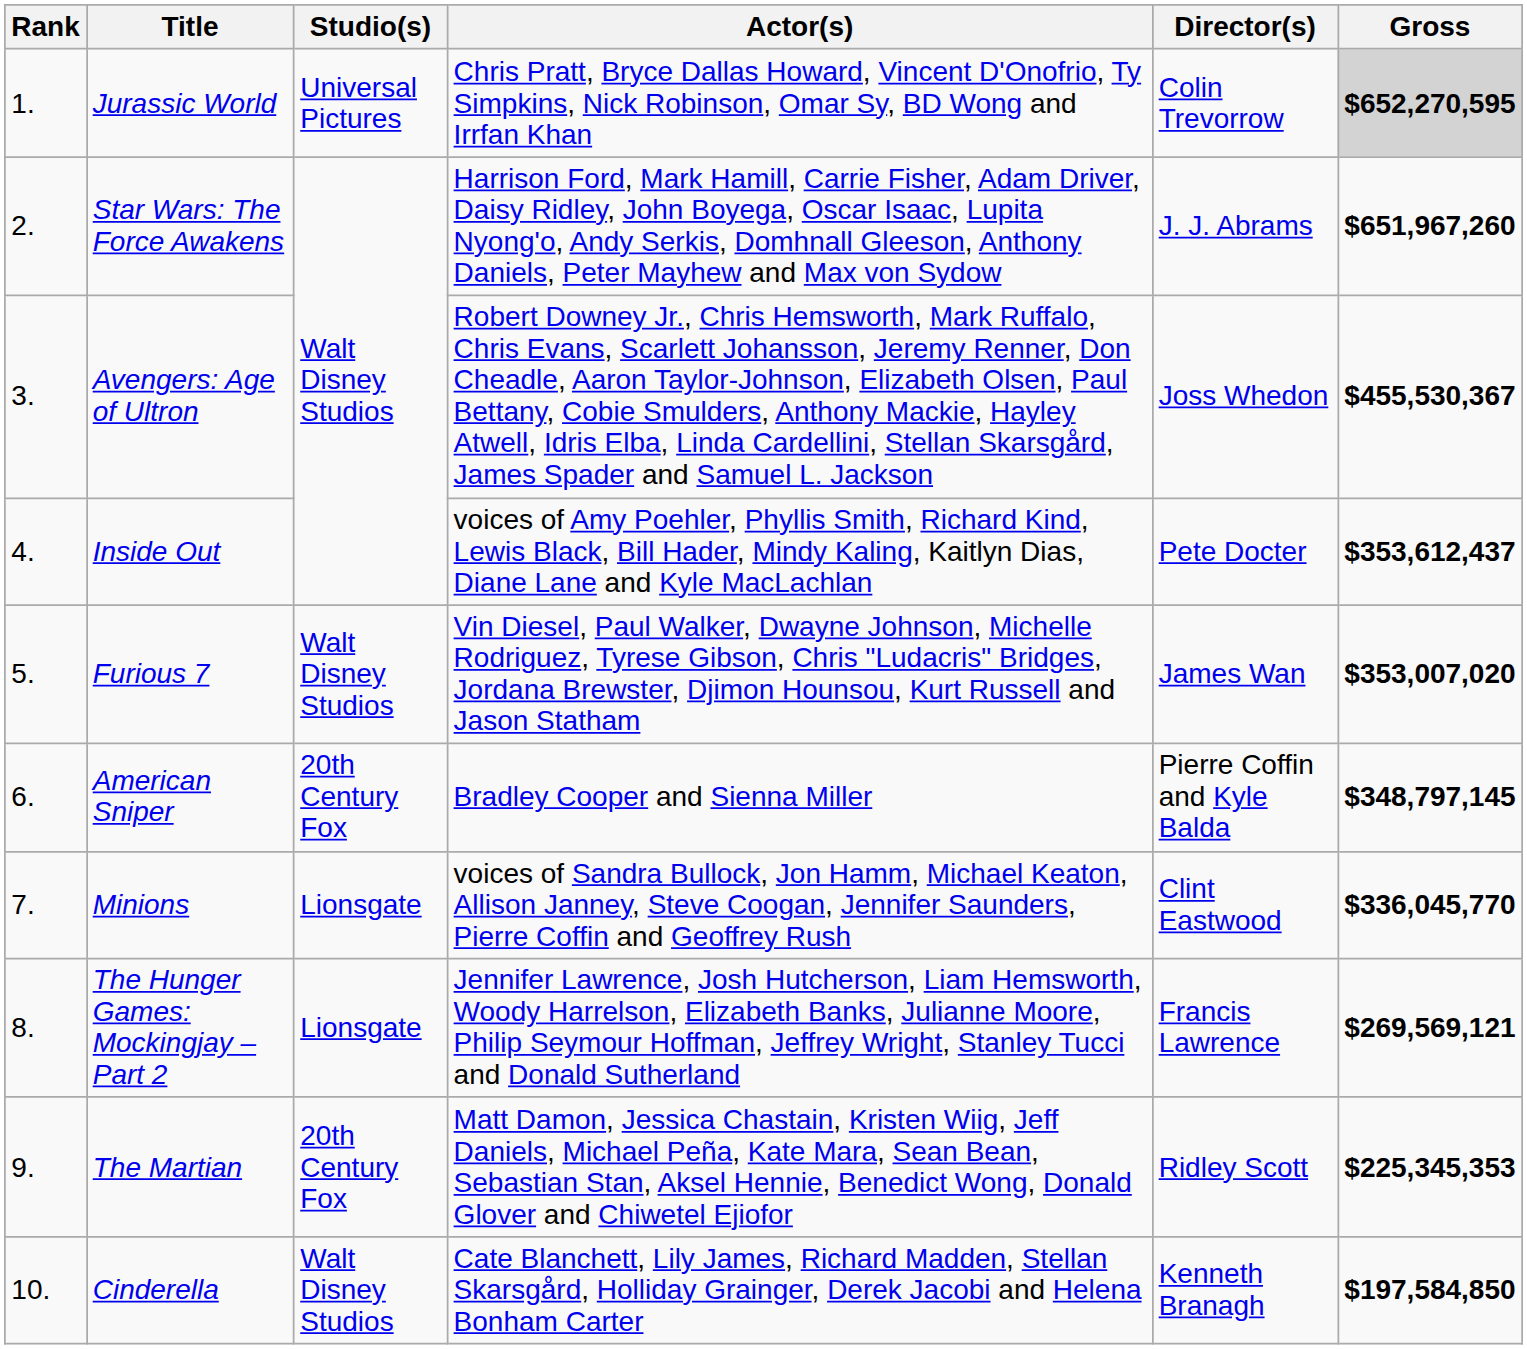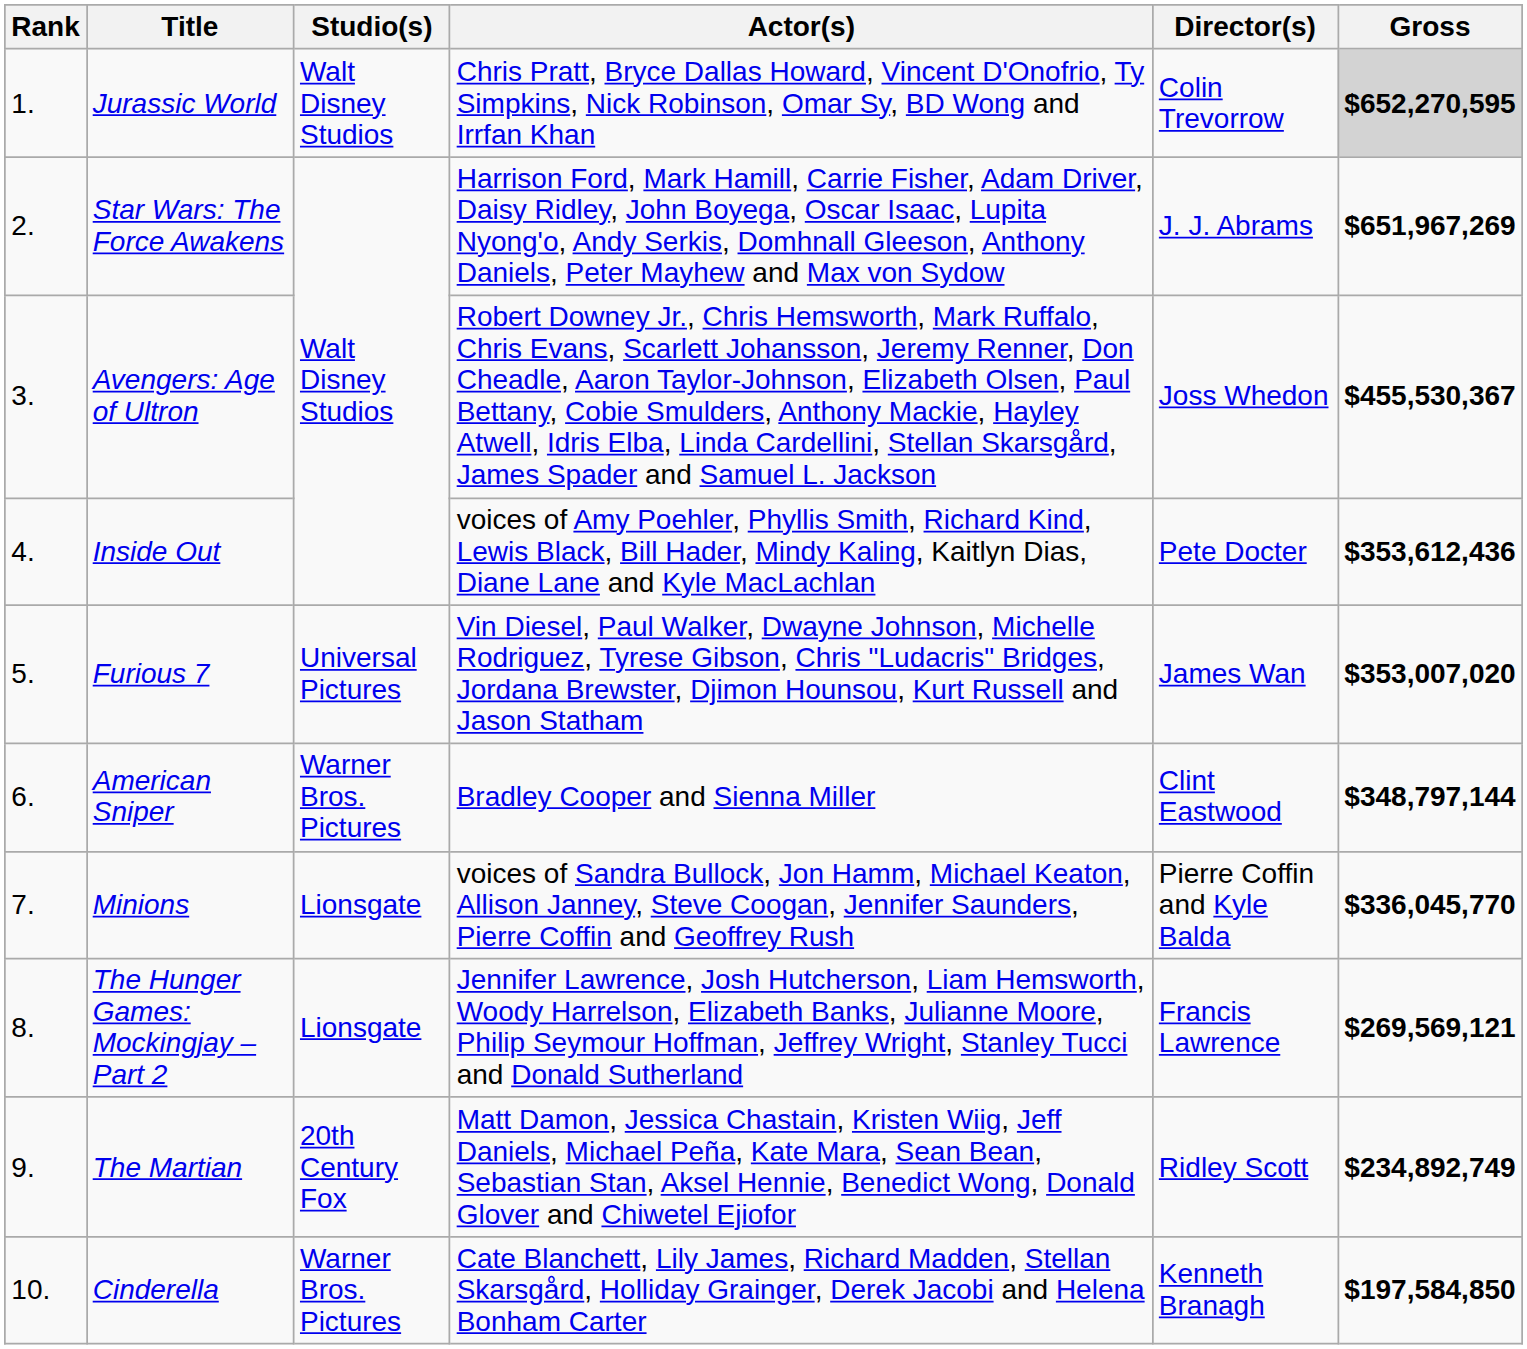(359, 102) Universal Pictures -> (347, 102) Walt Disney Studios
(1430, 225) $651,967,260 -> (1430, 225) $651,967,269
(1430, 550) $353,612,437 -> (1430, 550) $353,612,436
(347, 673) Walt Disney Studios -> (358, 673) Universal Pictures
(349, 797) 20th Century Fox -> (351, 797) Warner Bros. Pictures
(1236, 797) Pierre Coffin and Kyle Balda -> (1220, 797) Clint Eastwood
(1430, 797) $348,797,145 -> (1430, 797) $348,797,144
(1220, 904) Clint Eastwood -> (1236, 904) Pierre Coffin and Kyle Balda
(1430, 1166) $225,345,353 -> (1430, 1166) $234,892,749
(347, 1289) Walt Disney Studios -> (351, 1289) Warner Bros. Pictures
